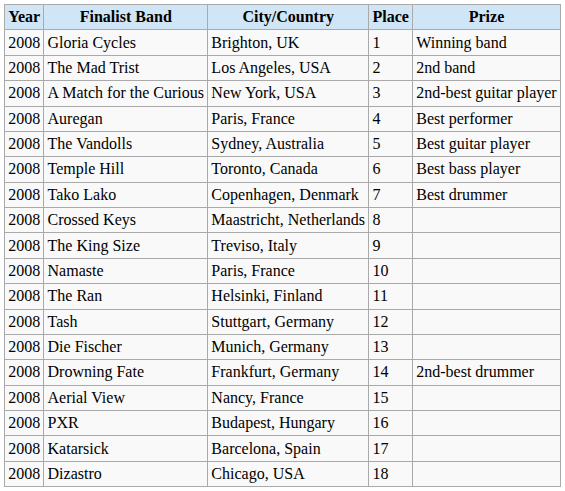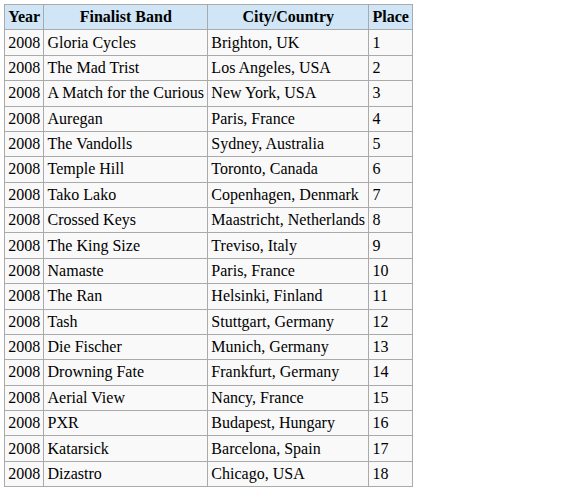- column: (486, 17)
